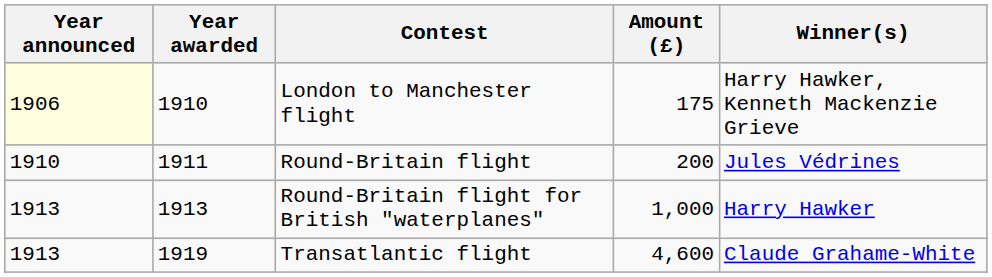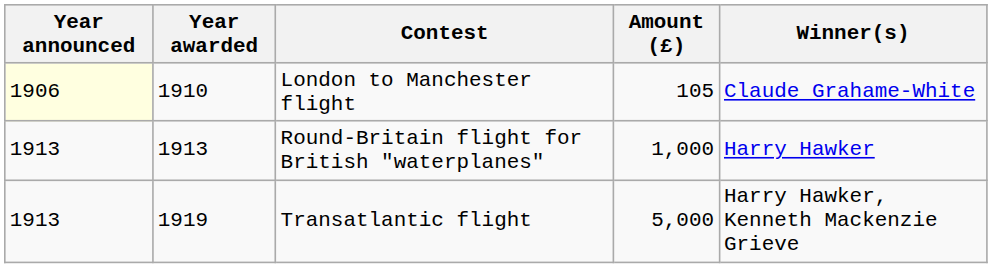(695, 104) 175 -> (695, 92) 105
(831, 104) Harry Hawker, Kenneth Mackenzie Grieve -> (850, 92) Claude Grahame-White
- row: (406, 163)
(683, 255) 4,600 -> (683, 221) 5,000
(850, 255) Claude Grahame-White -> (831, 221) Harry Hawker, Kenneth Mackenzie Grieve
